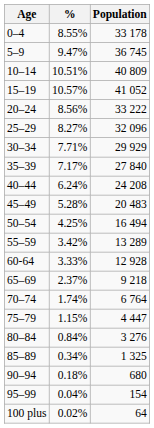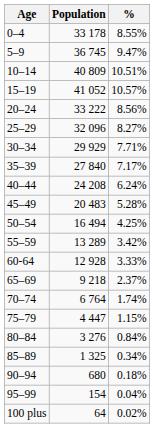columns swapped: (120, 14) <-> (70, 14)
